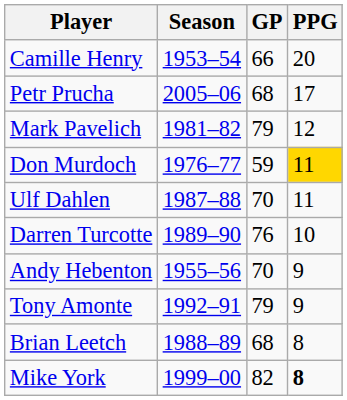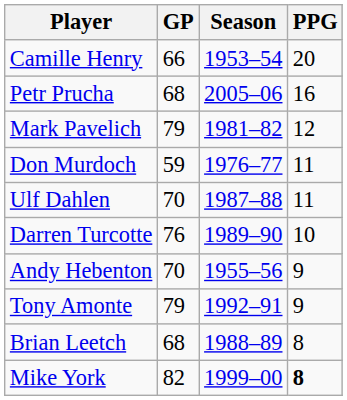columns swapped: (202, 22) <-> (267, 22)
(304, 93) 17 -> (304, 93) 16
(304, 164) gold background -> (304, 164) no background
